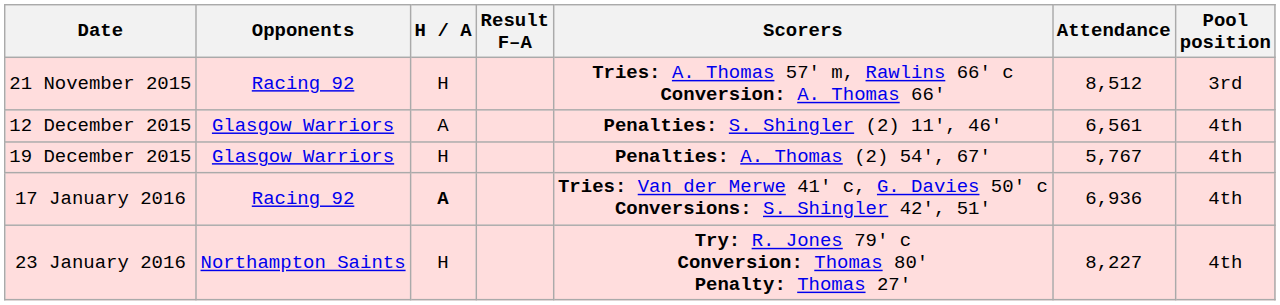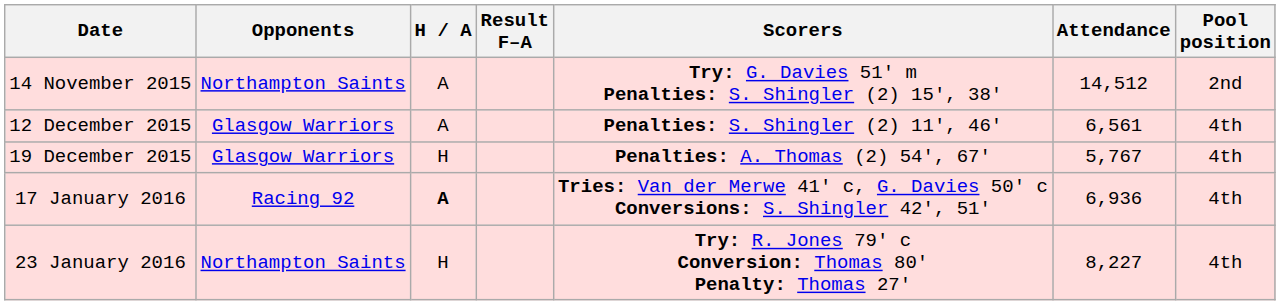+ row: (100, 84)
- row: (100, 84)
